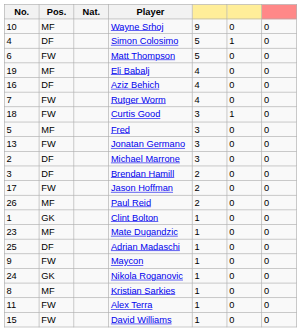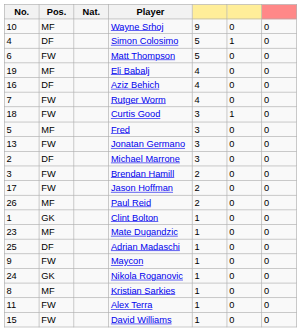(47, 173) DF -> (48, 173) FW
